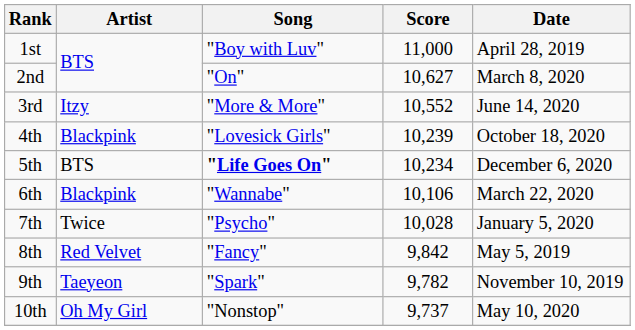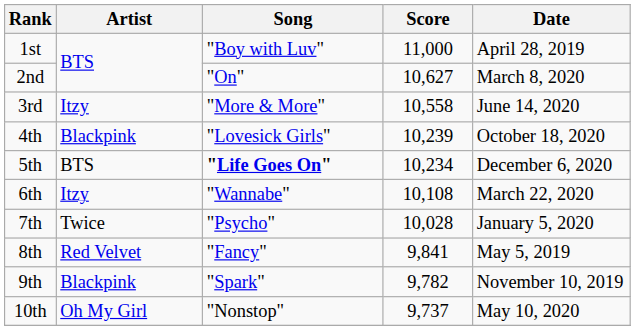(428, 106) 10,552 -> (428, 106) 10,558
(98, 194) Blackpink -> (75, 194) Itzy
(428, 194) 10,106 -> (428, 194) 10,108
(428, 252) 9,842 -> (428, 252) 9,841
(91, 281) Taeyeon -> (98, 281) Blackpink
